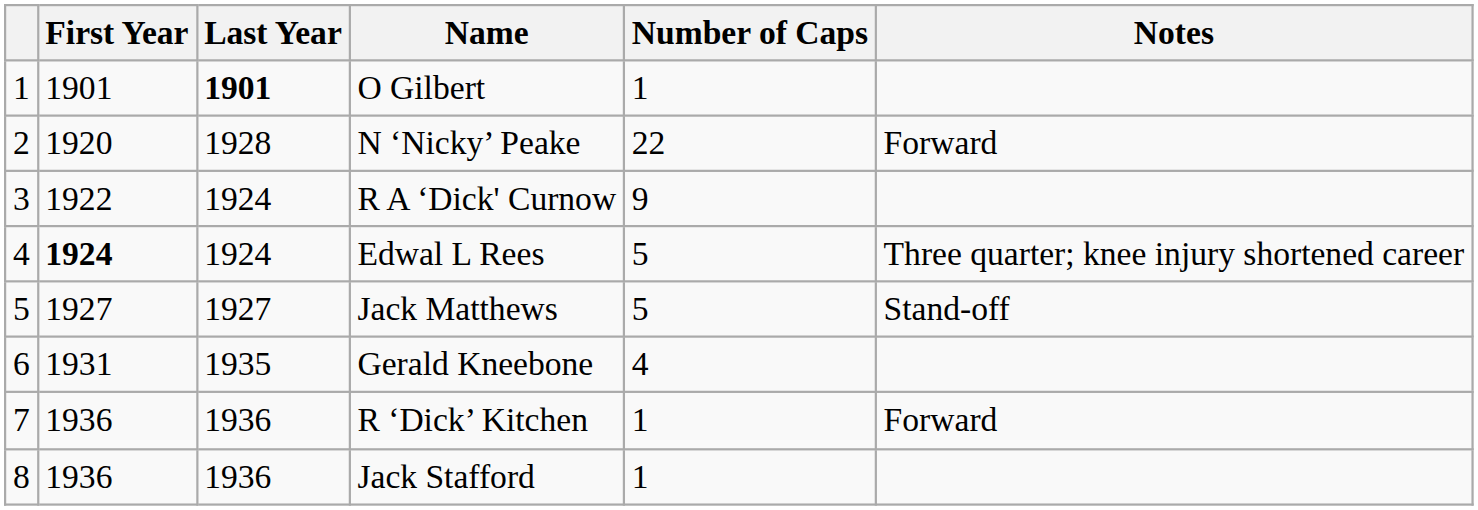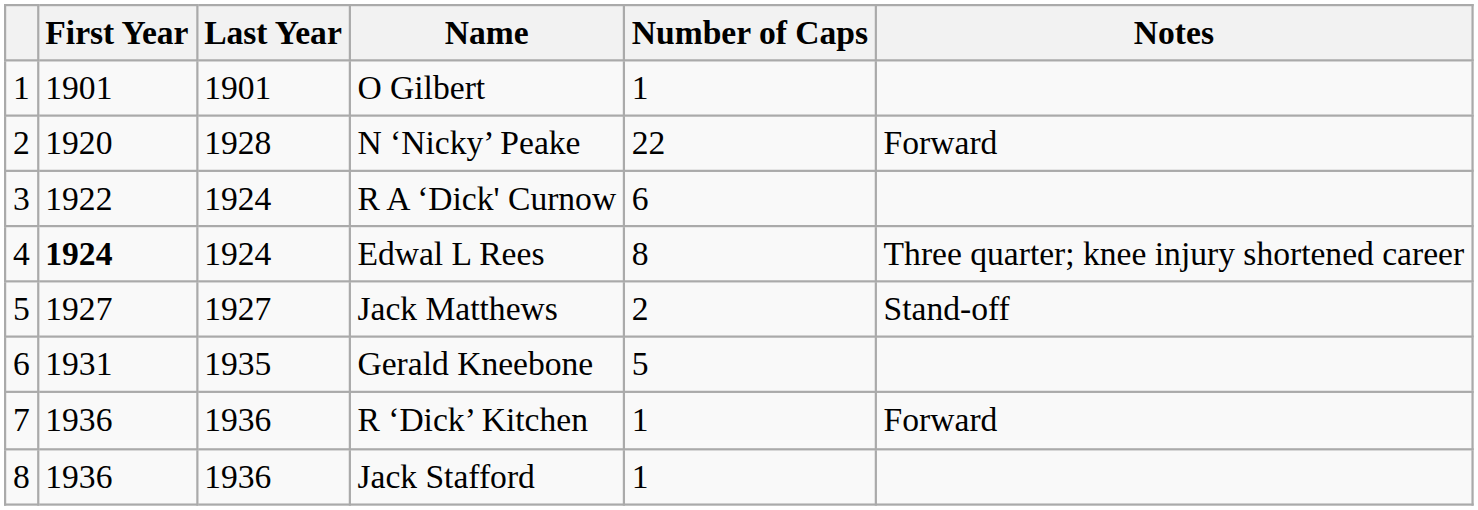(238, 87) bold -> (238, 87) normal
(640, 198) 9 -> (640, 198) 6
(640, 253) 5 -> (640, 253) 8
(640, 309) 5 -> (640, 309) 2
(640, 364) 4 -> (640, 364) 5
